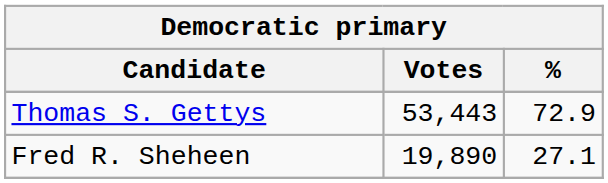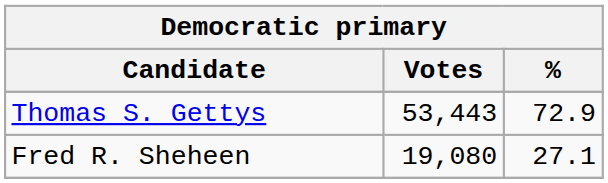(449, 157) 19,890 -> (449, 157) 19,080
